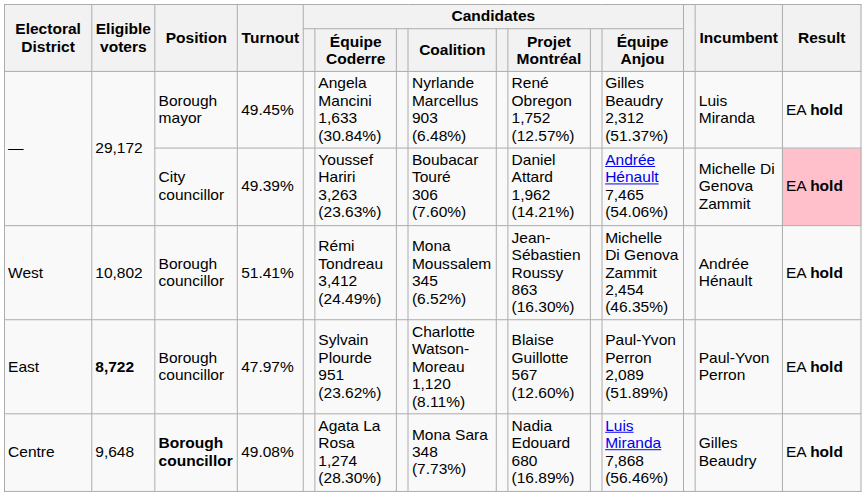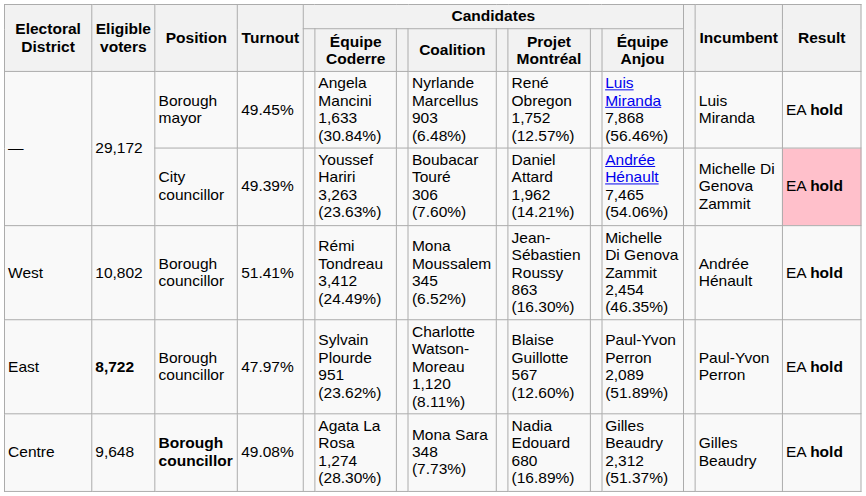(637, 109) Gilles Beaudry 2,312 (51.37%) -> (637, 109) Luis Miranda 7,868 (56.46%)
(637, 452) Luis Miranda 7,868 (56.46%) -> (637, 452) Gilles Beaudry 2,312 (51.37%)
